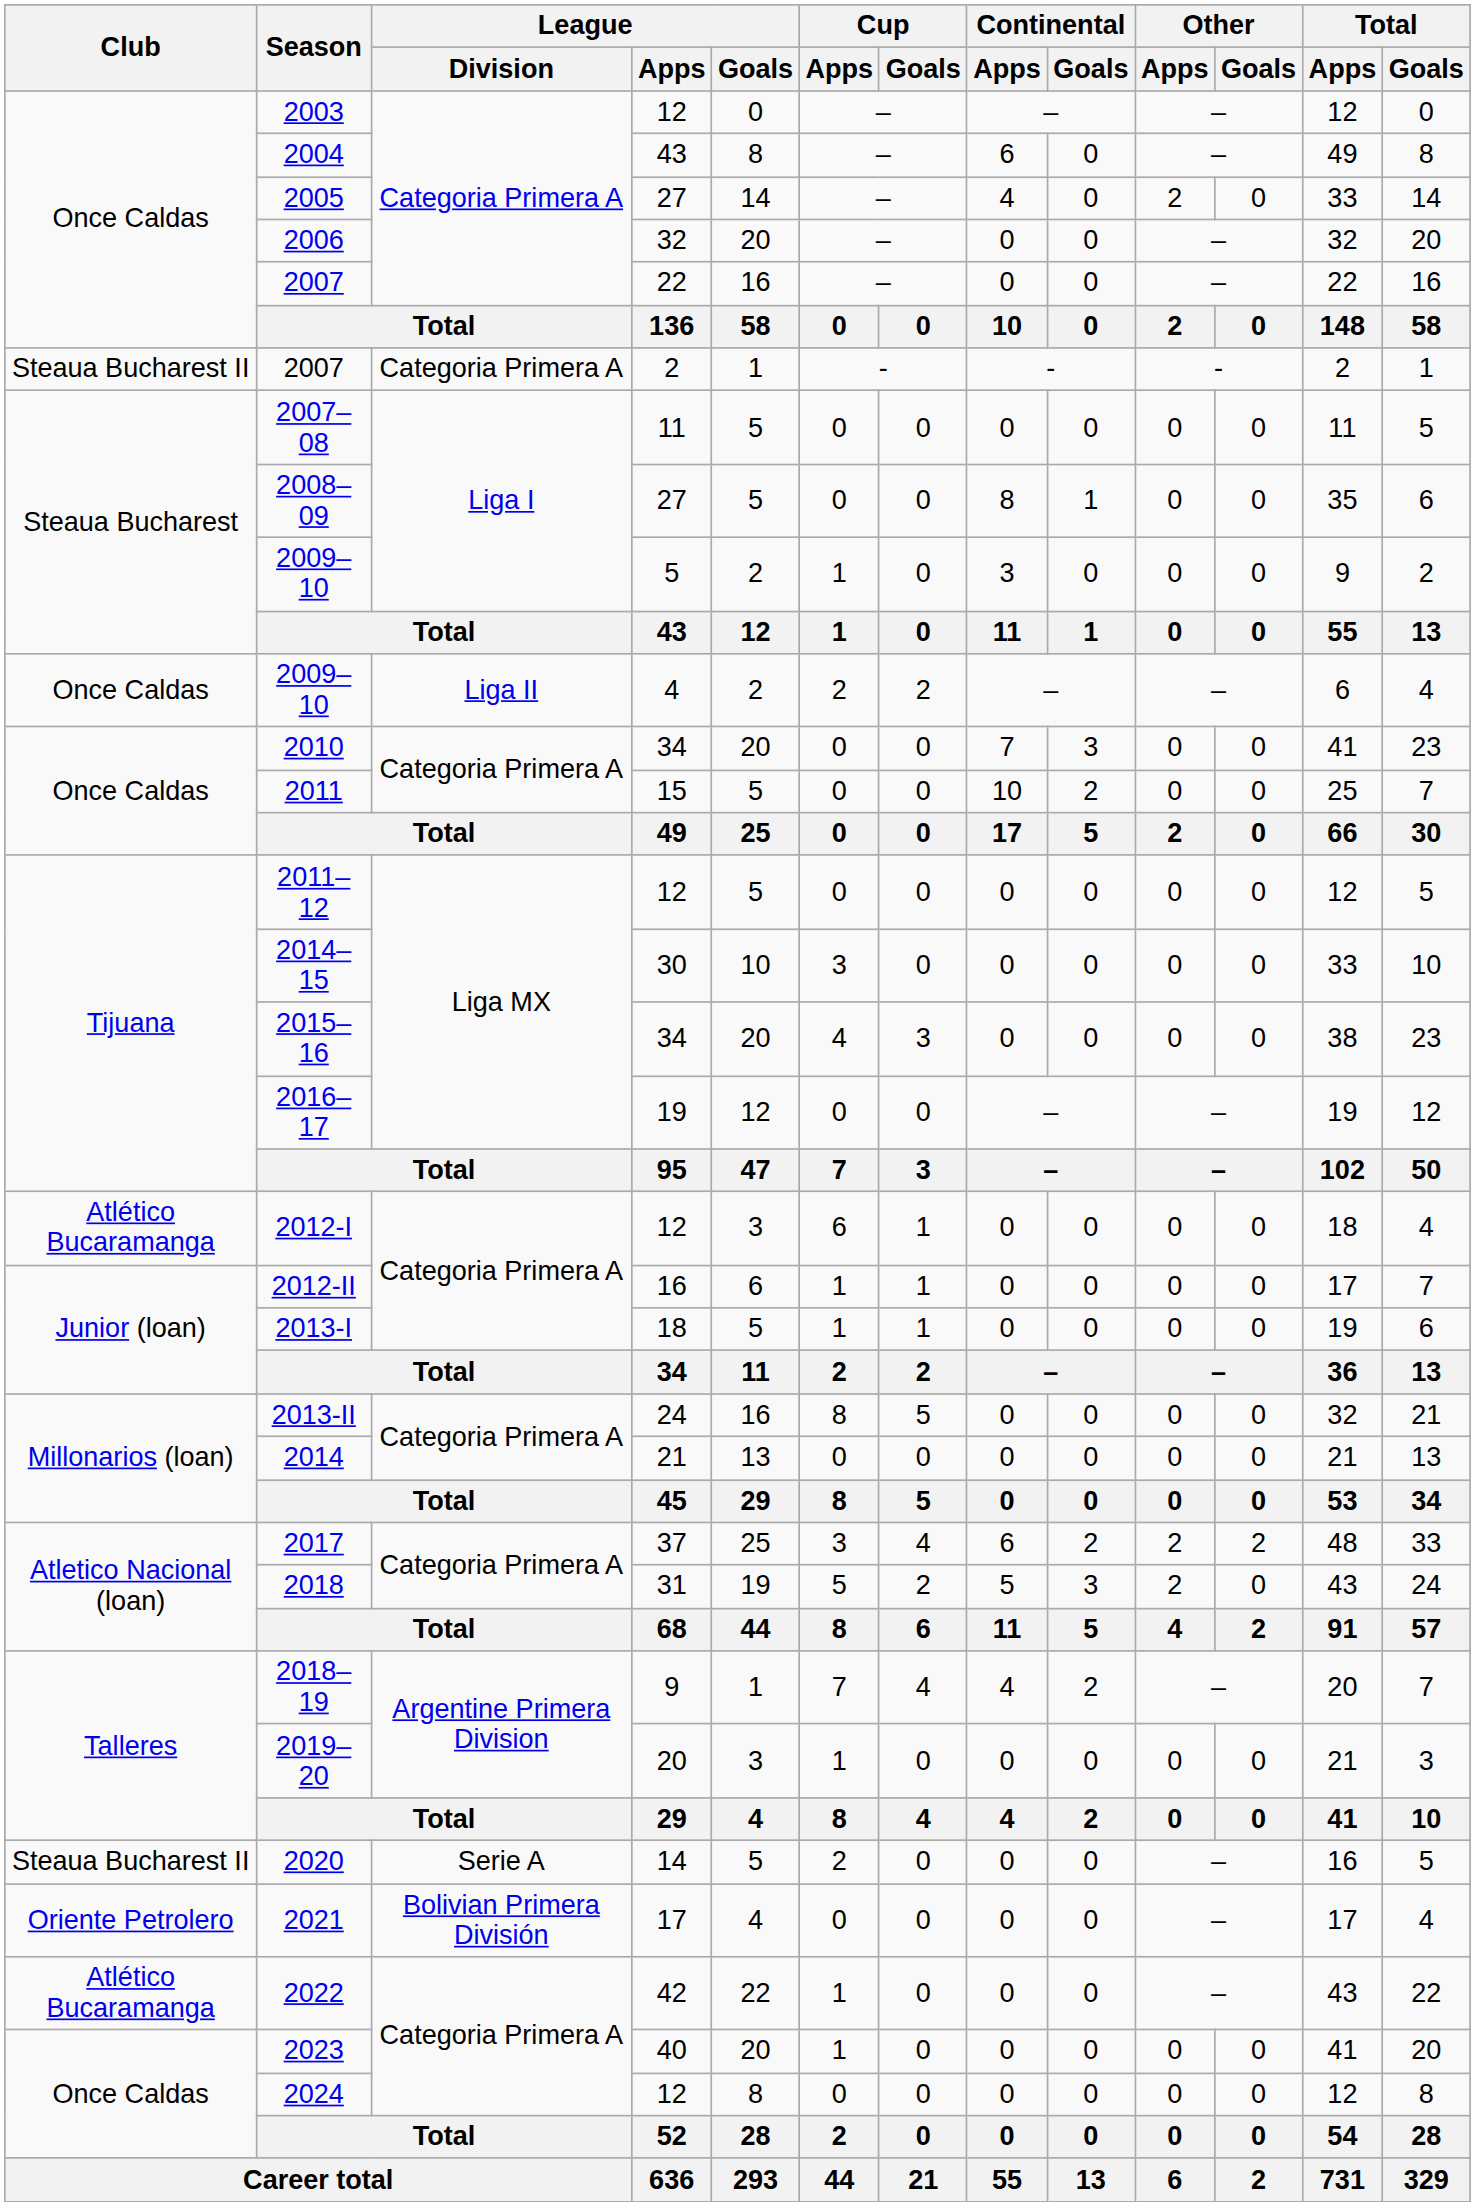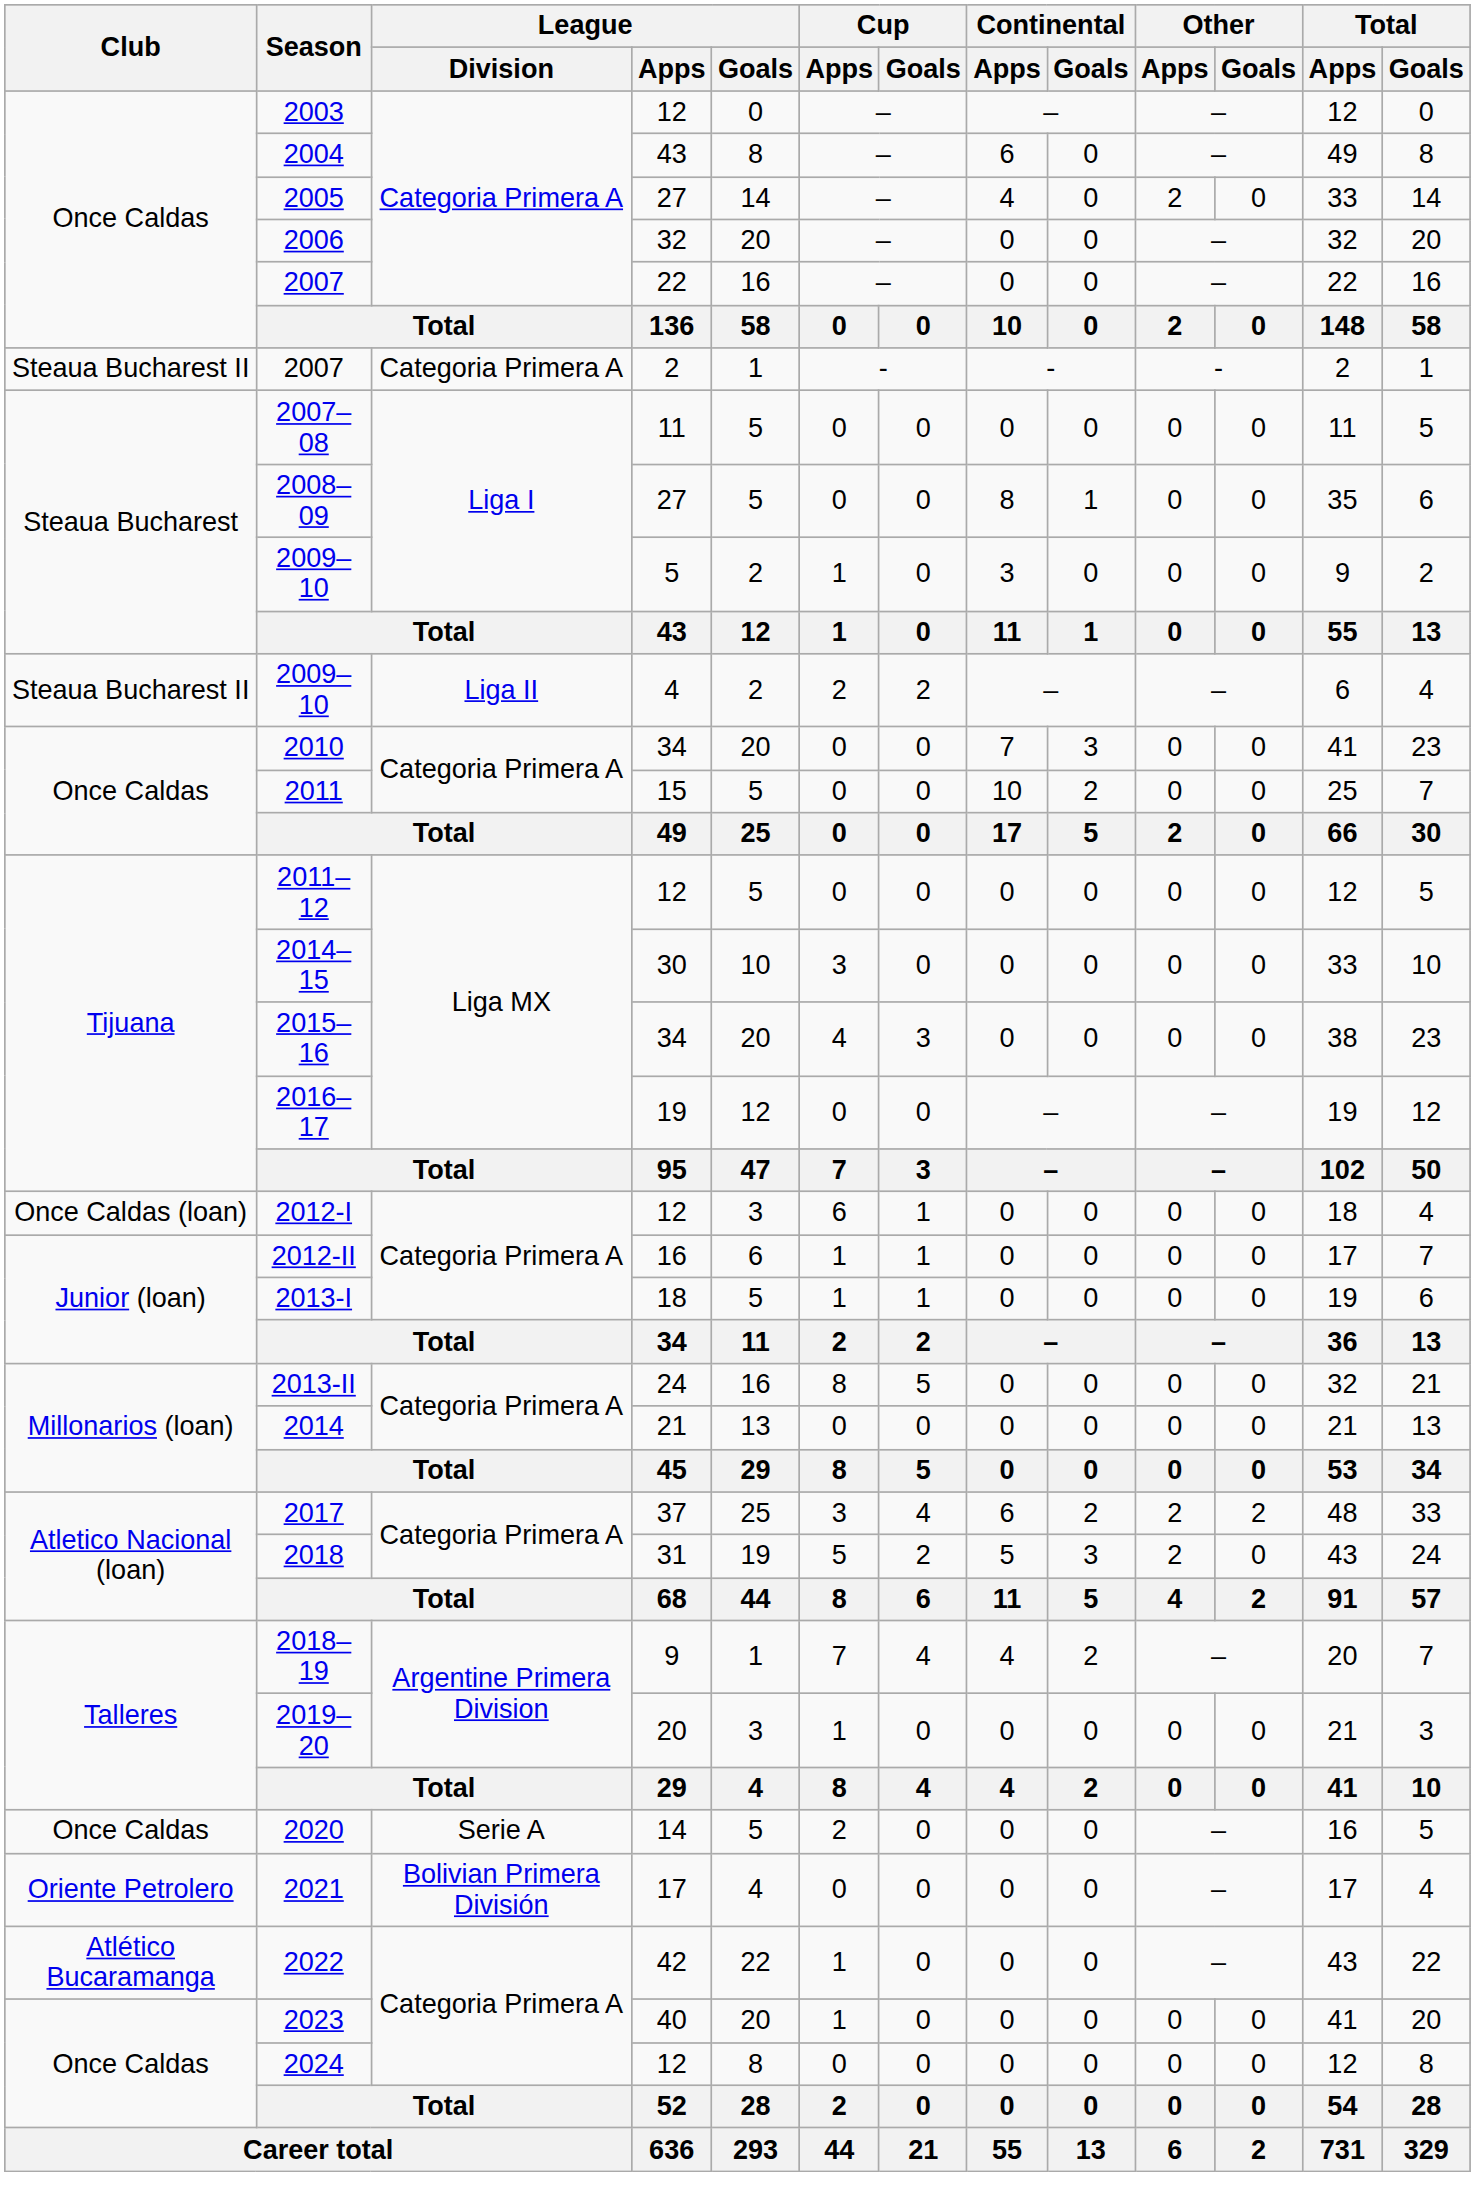(131, 689) Once Caldas -> (131, 689) Steaua Bucharest II
(131, 1227) Atlético Bucaramanga -> (131, 1212) Once Caldas (loan)
(131, 1861) Steaua Bucharest II -> (131, 1831) Once Caldas
